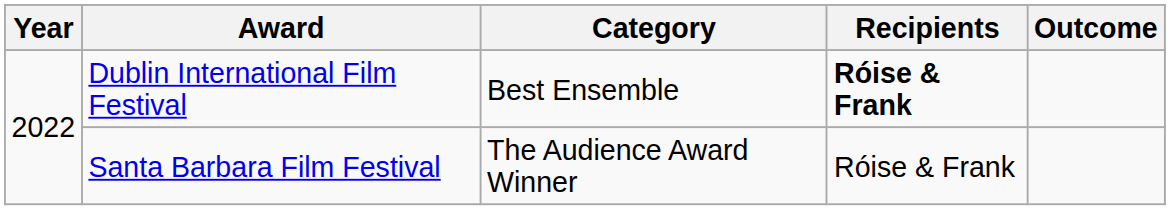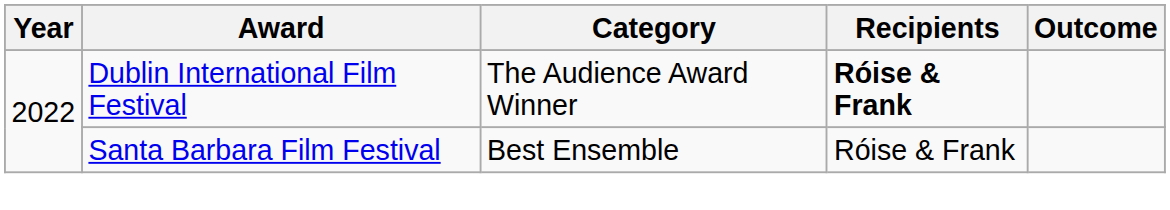(583, 89) Best Ensemble -> (618, 89) The Audience Award Winner
(618, 166) The Audience Award Winner -> (583, 150) Best Ensemble
